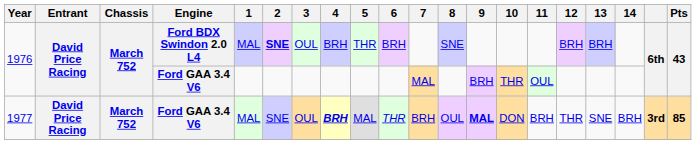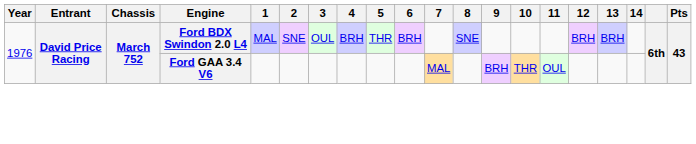(277, 44) bold -> (294, 38) normal
- row: (20, 118)
